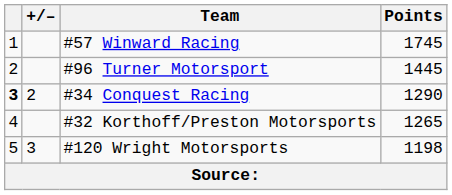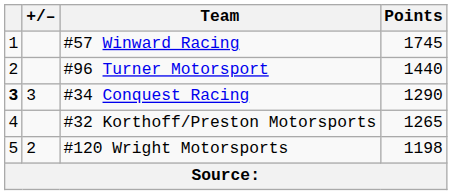(423, 71) 1445 -> (423, 71) 1440
(31, 97) 2 -> (31, 97) 3
(31, 150) 3 -> (31, 150) 2
